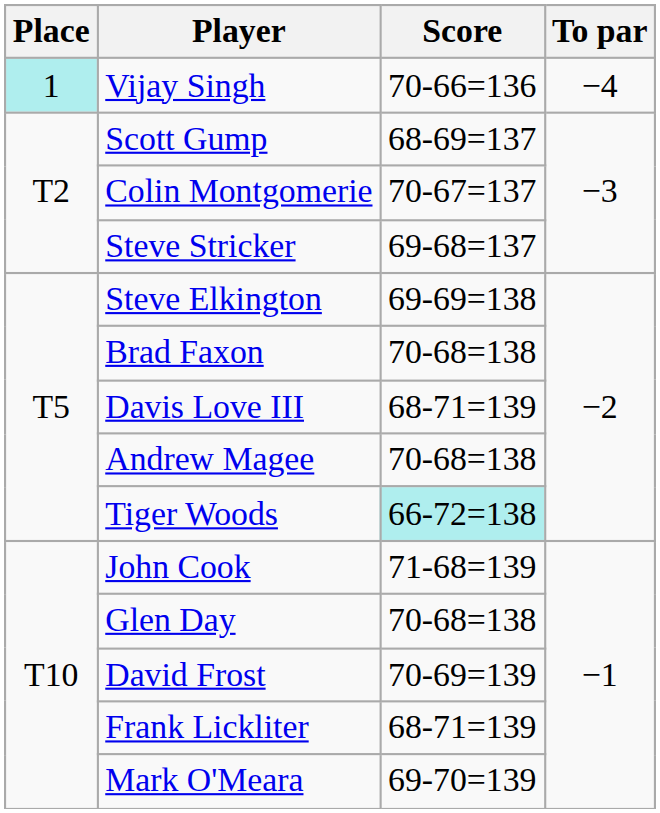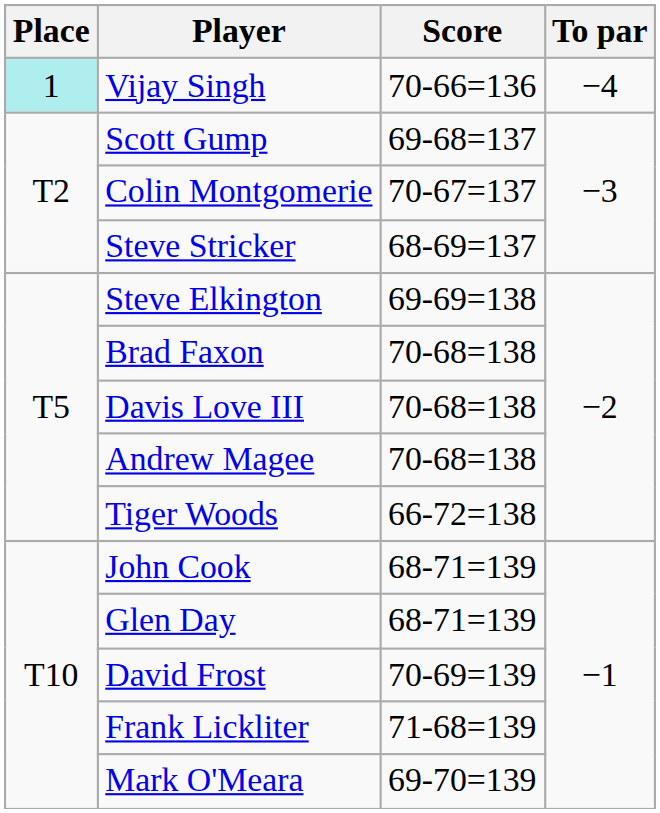(462, 138) 68-69=137 -> (462, 138) 69-68=137
(462, 245) 69-68=137 -> (462, 245) 68-69=137
(462, 406) 68-71=139 -> (462, 406) 70-68=138
(462, 513) paleturquoise background -> (462, 513) no background
(462, 566) 71-68=139 -> (462, 566) 68-71=139
(462, 620) 70-68=138 -> (462, 620) 68-71=139
(462, 727) 68-71=139 -> (462, 727) 71-68=139
